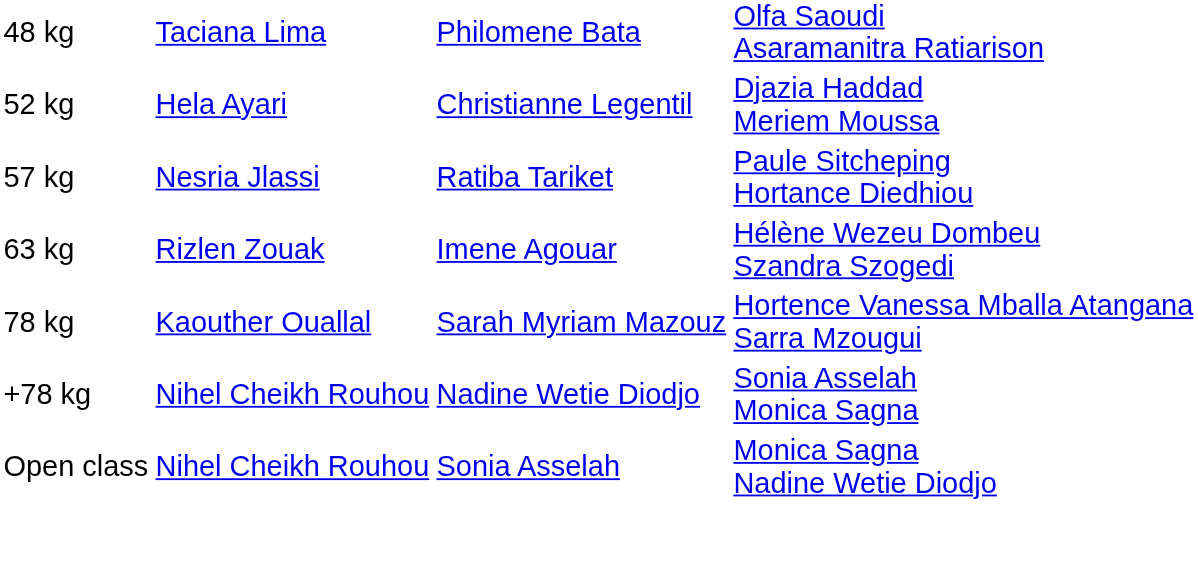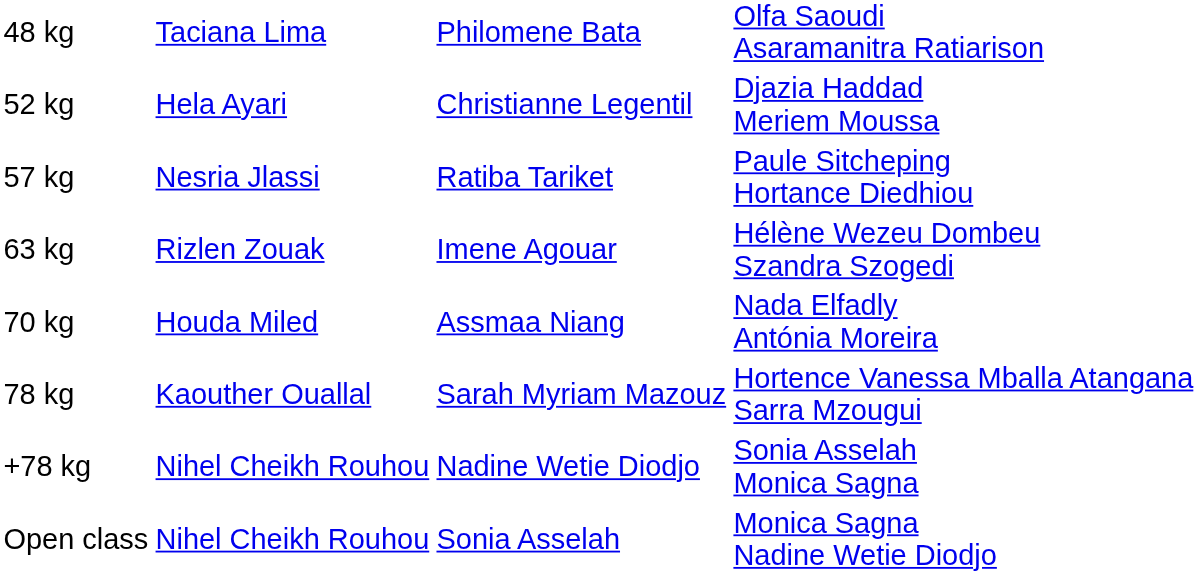+ row: (39, 322)
